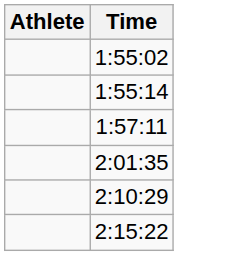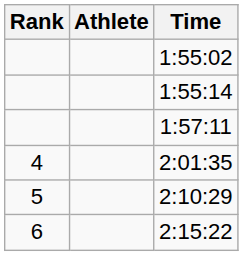+ column: (37, 22)
